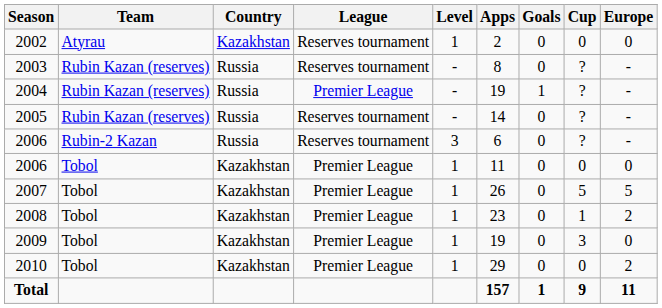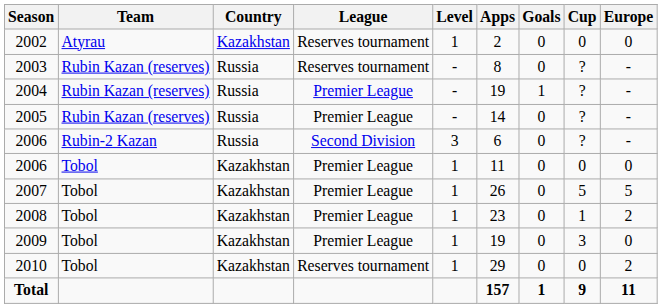(363, 116) Reserves tournament -> (363, 116) Premier League
(363, 141) Reserves tournament -> (363, 141) Second Division
(363, 265) Premier League -> (363, 265) Reserves tournament
